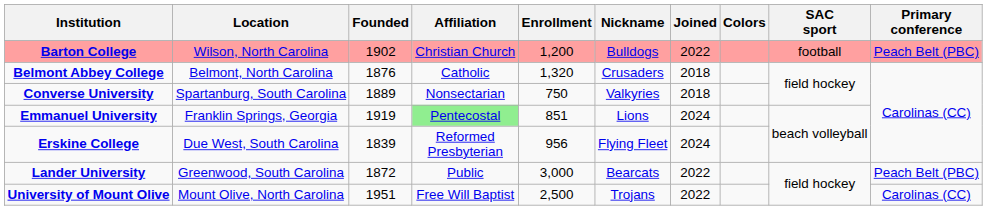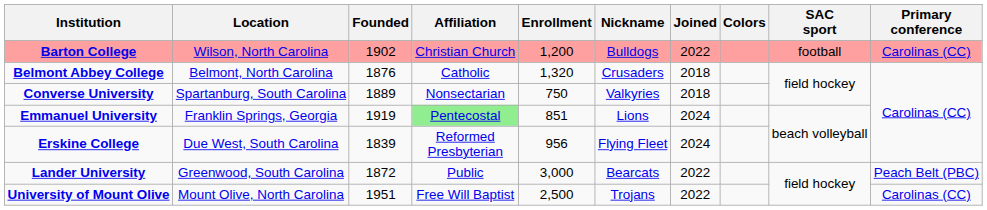(926, 51) Peach Belt (PBC) -> (926, 51) Carolinas (CC)
